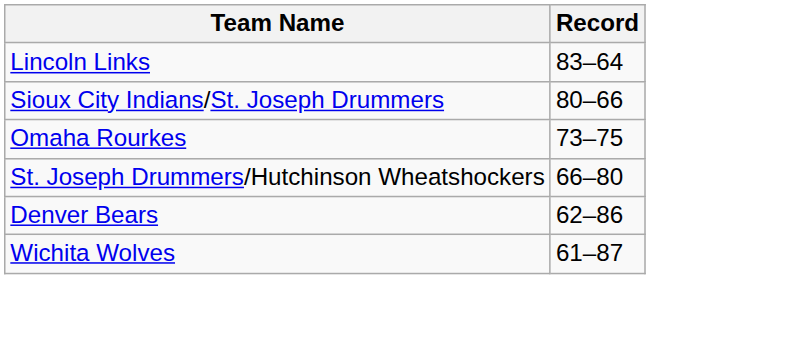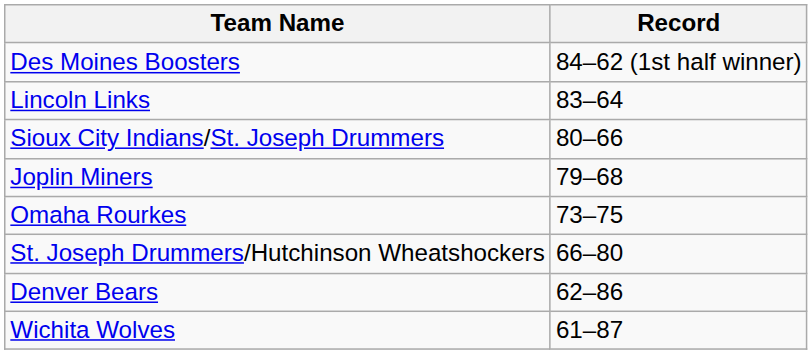+ row: (125, 61)
+ row: (81, 176)
